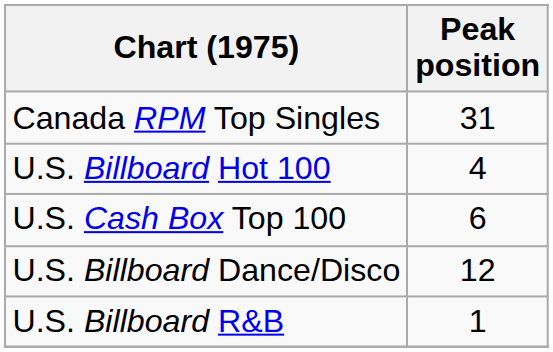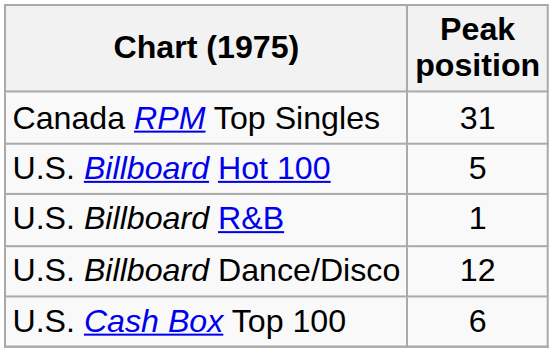(478, 168) 4 -> (478, 168) 5
rows swapped: (148, 321) <-> (179, 219)
